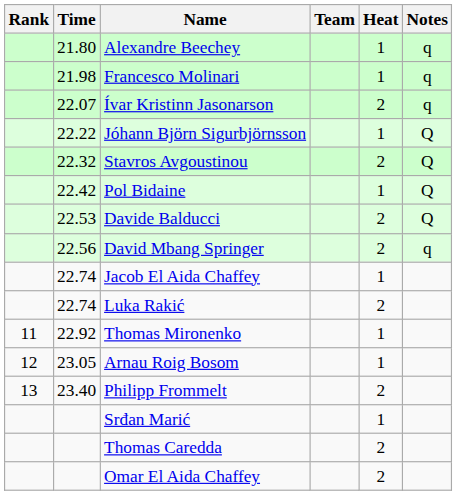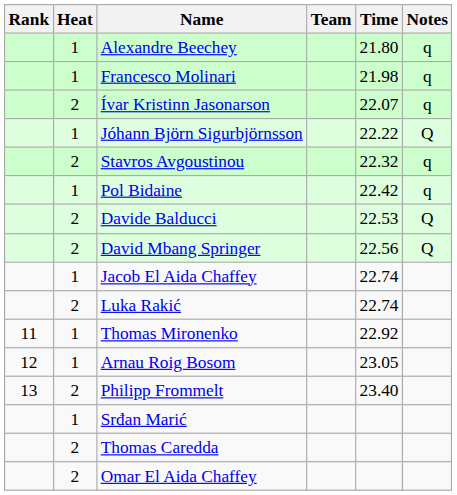columns swapped: (381, 18) <-> (77, 18)
(427, 161) Q -> (427, 161) q
(427, 190) Q -> (427, 190) q
(427, 247) q -> (427, 247) Q
